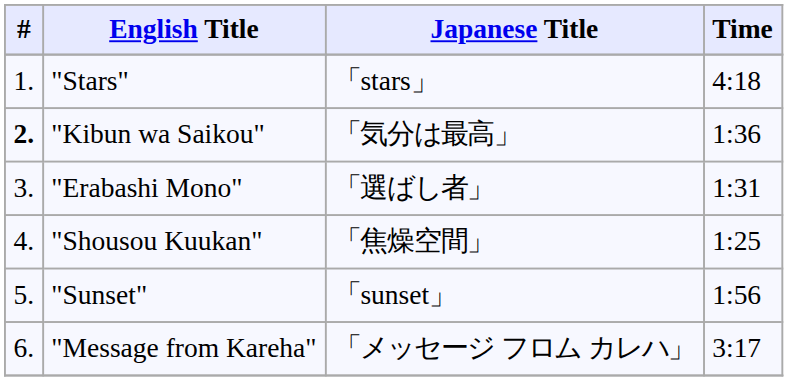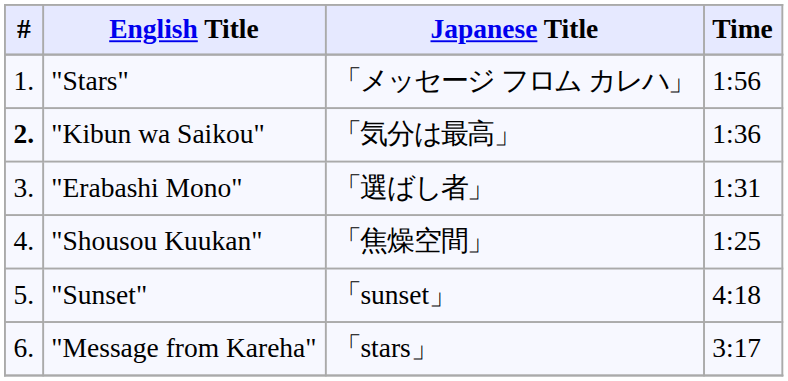(386, 81) 「stars」 -> (514, 81) 「メッセージ フロム カレハ」
(737, 81) 4:18 -> (737, 81) 1:56
(737, 295) 1:56 -> (737, 295) 4:18
(514, 348) 「メッセージ フロム カレハ」 -> (386, 348) 「stars」
